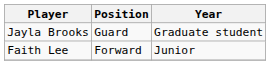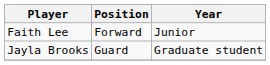rows swapped: (48, 32) <-> (38, 51)
